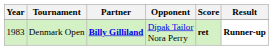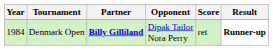(16, 32) 1983 -> (16, 32) 1984
(203, 32) bold -> (202, 32) normal
